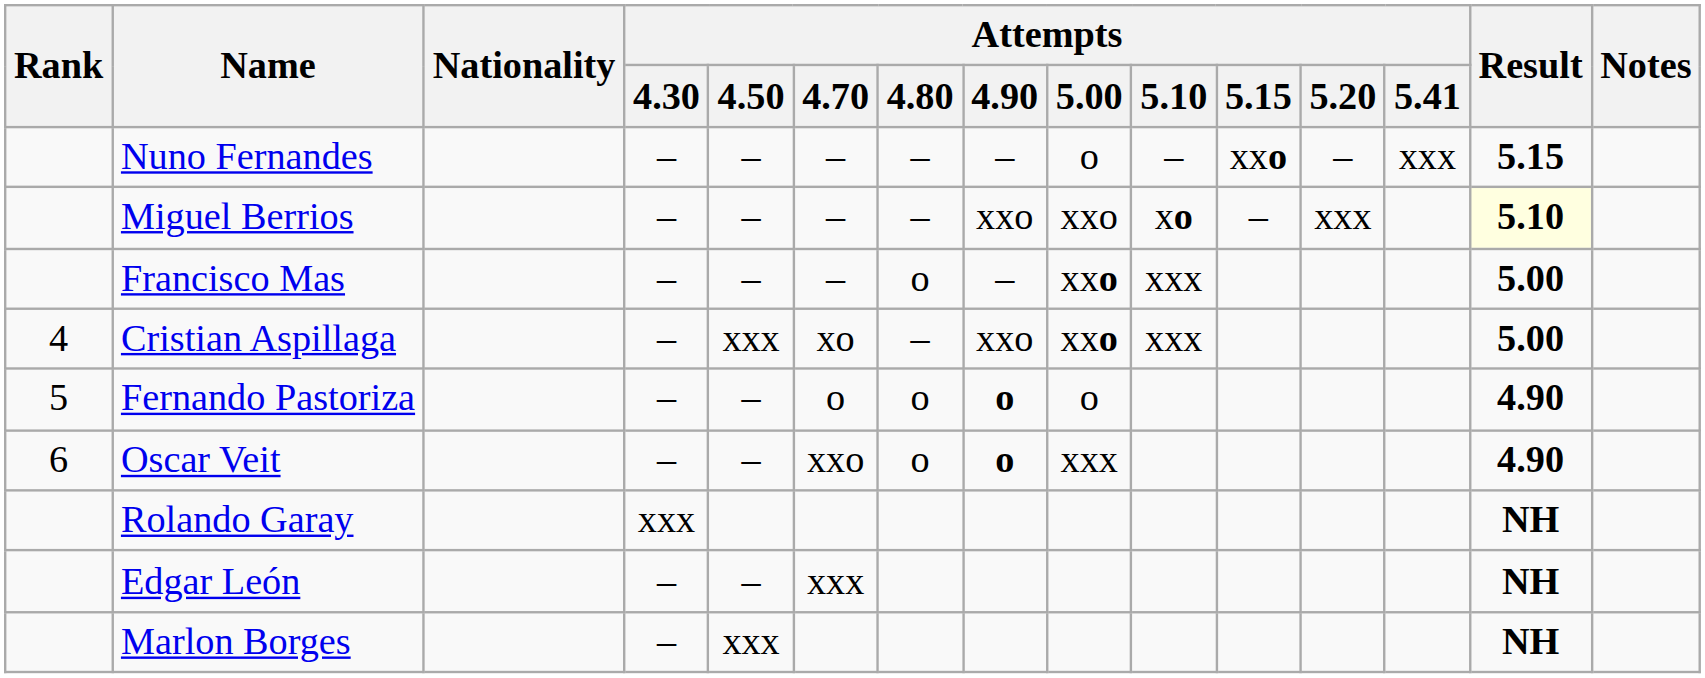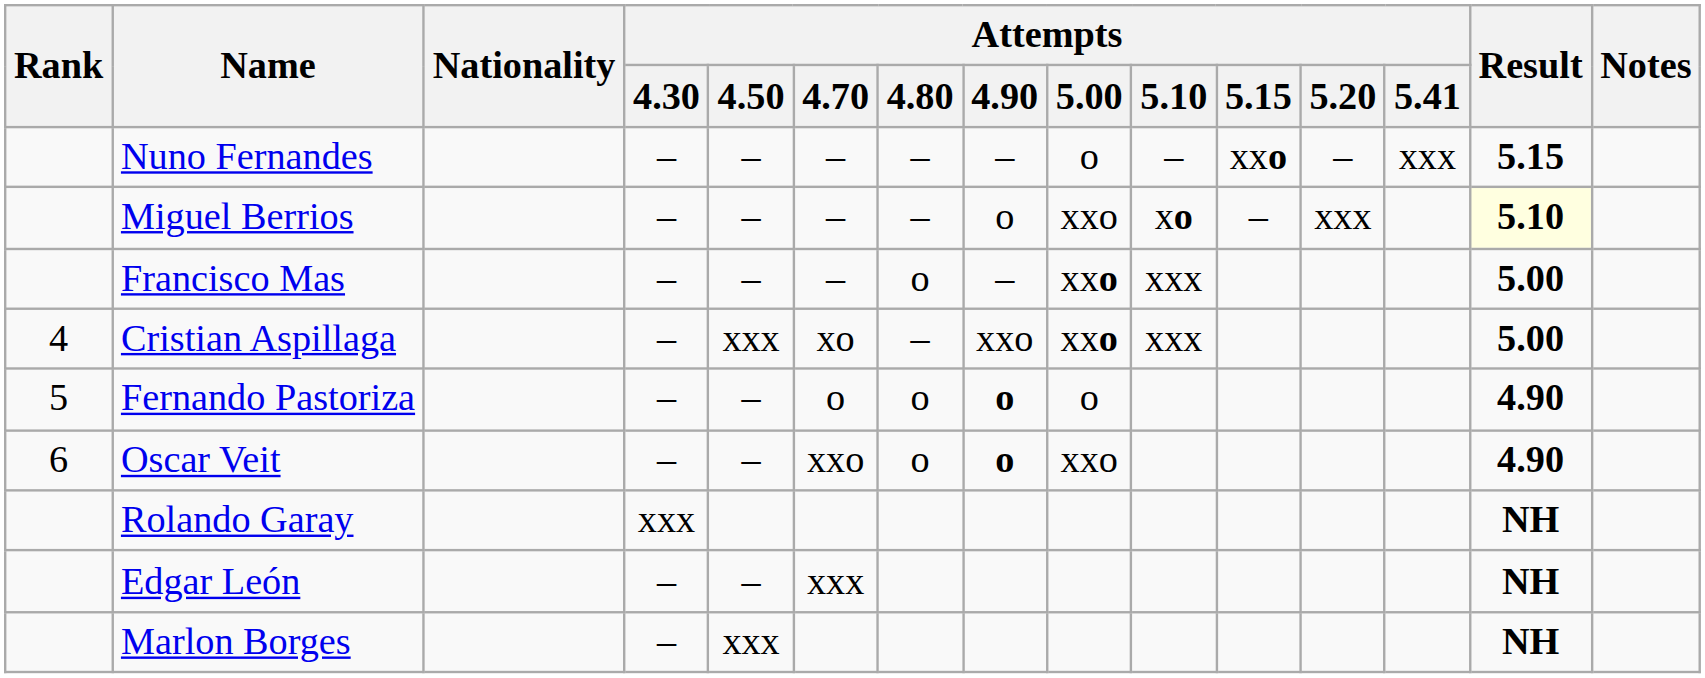(1005, 216) xxo -> (1005, 216) o
(1089, 459) xxx -> (1089, 459) xxo
